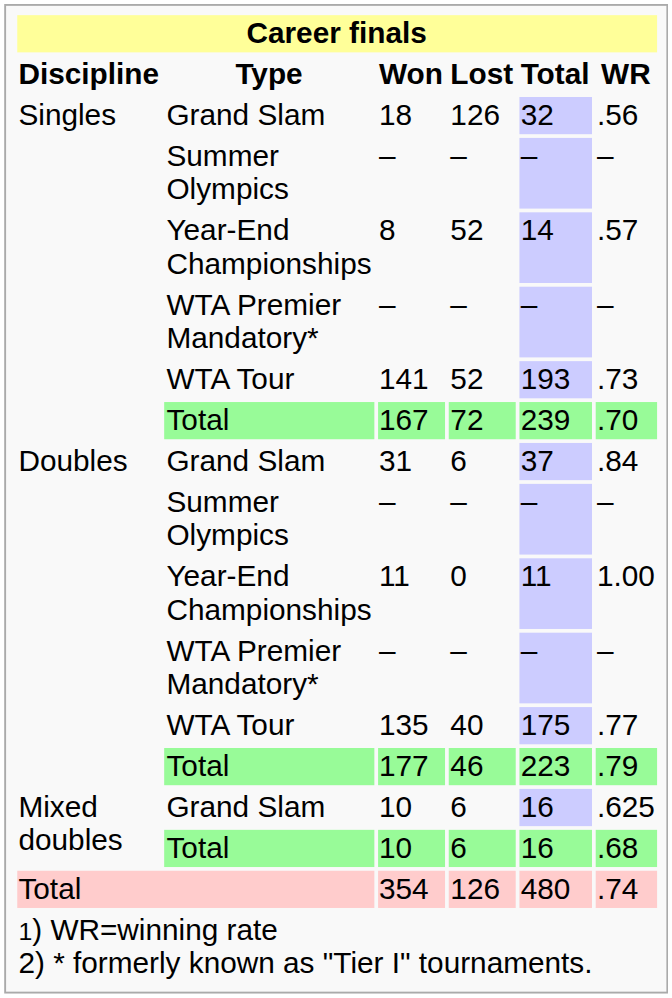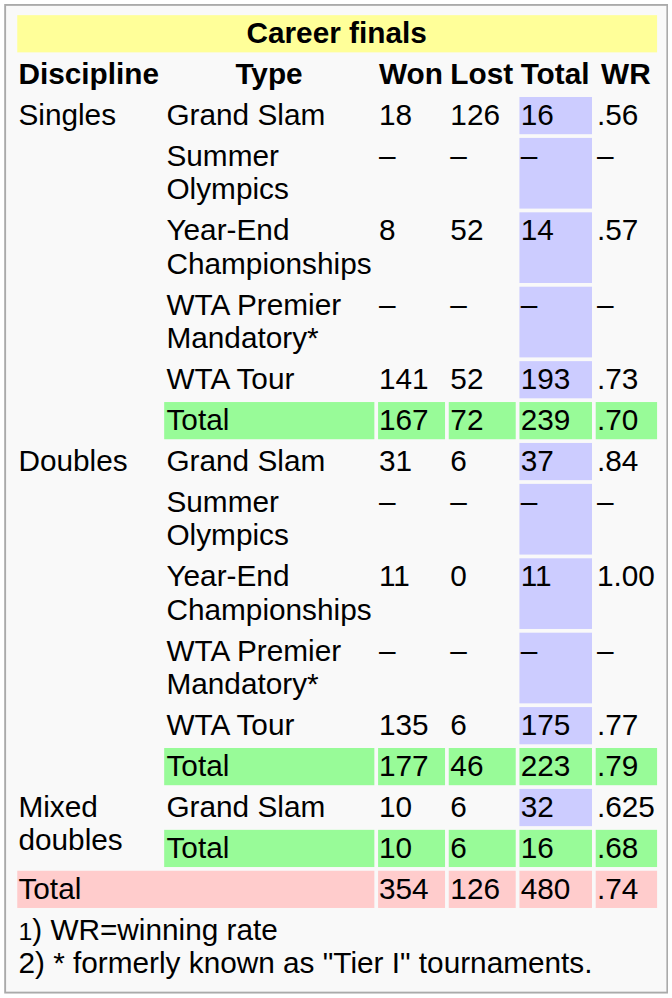(537, 115) 32 -> (537, 115) 16
(467, 725) 40 -> (459, 725) 6
(537, 807) 16 -> (537, 807) 32
